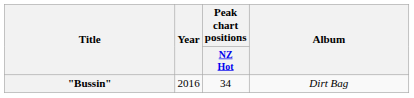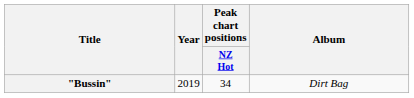(189, 83) 2016 -> (189, 83) 2019
